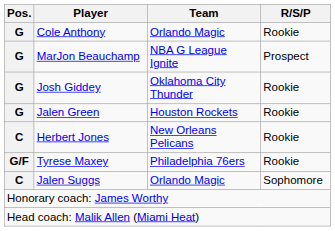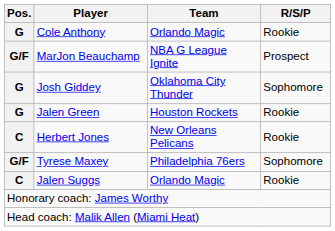(19, 56) G -> (19, 56) G/F
(281, 87) Rookie -> (293, 87) Sophomore
(281, 162) Rookie -> (293, 162) Sophomore
(293, 180) Sophomore -> (281, 180) Rookie
